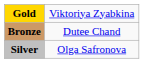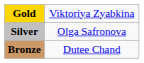rows swapped: (24, 49) <-> (24, 31)
